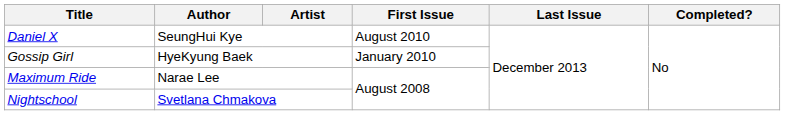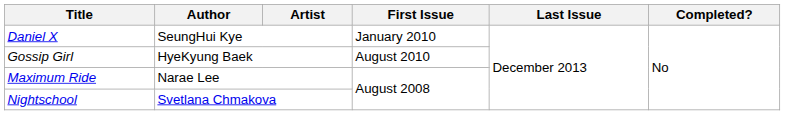(393, 36) August 2010 -> (396, 36) January 2010
(396, 57) January 2010 -> (393, 57) August 2010
